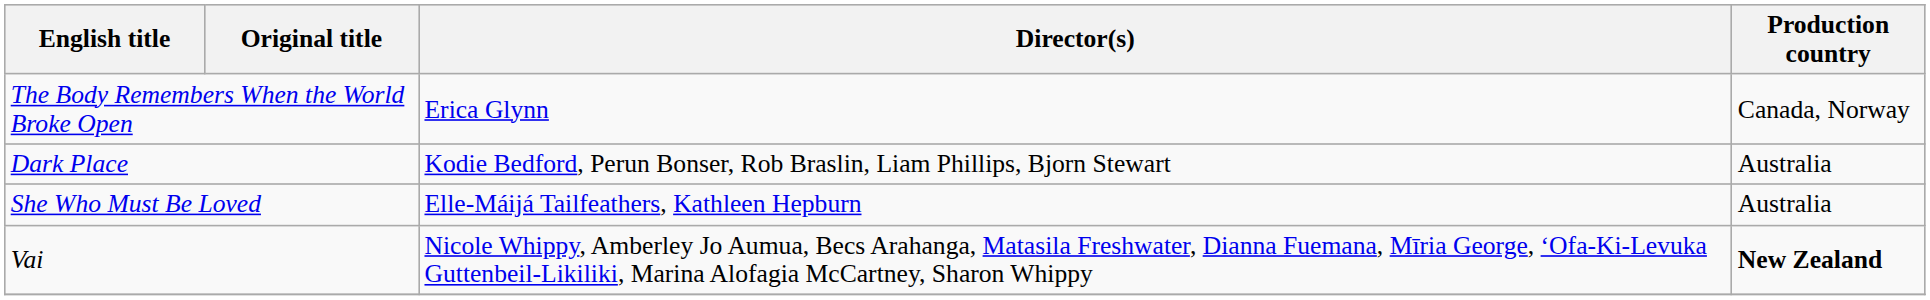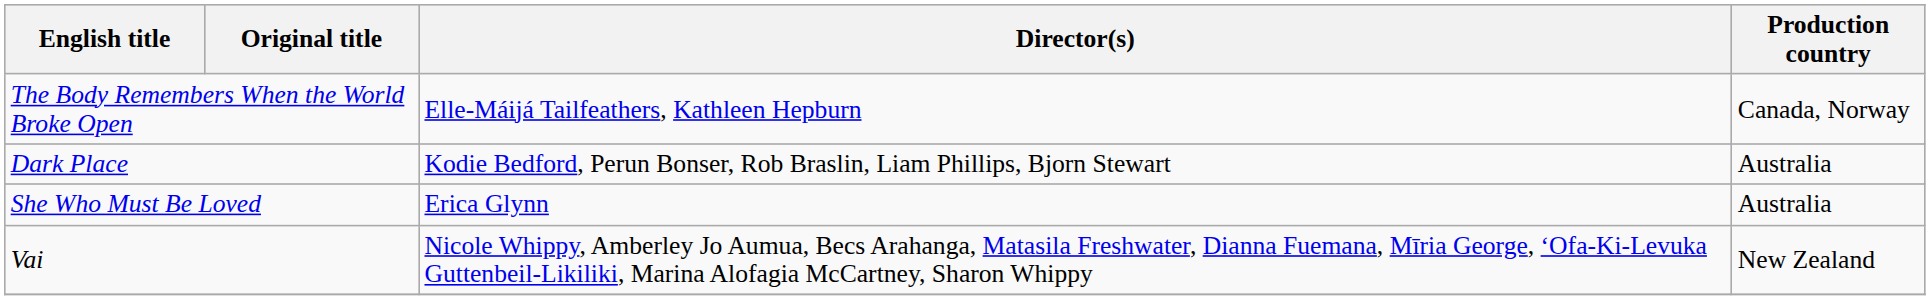(487, 108) Erica Glynn -> (643, 108) Elle-Máijá Tailfeathers, Kathleen Hepburn
(643, 204) Elle-Máijá Tailfeathers, Kathleen Hepburn -> (487, 204) Erica Glynn
(1810, 259) bold -> (1806, 259) normal
